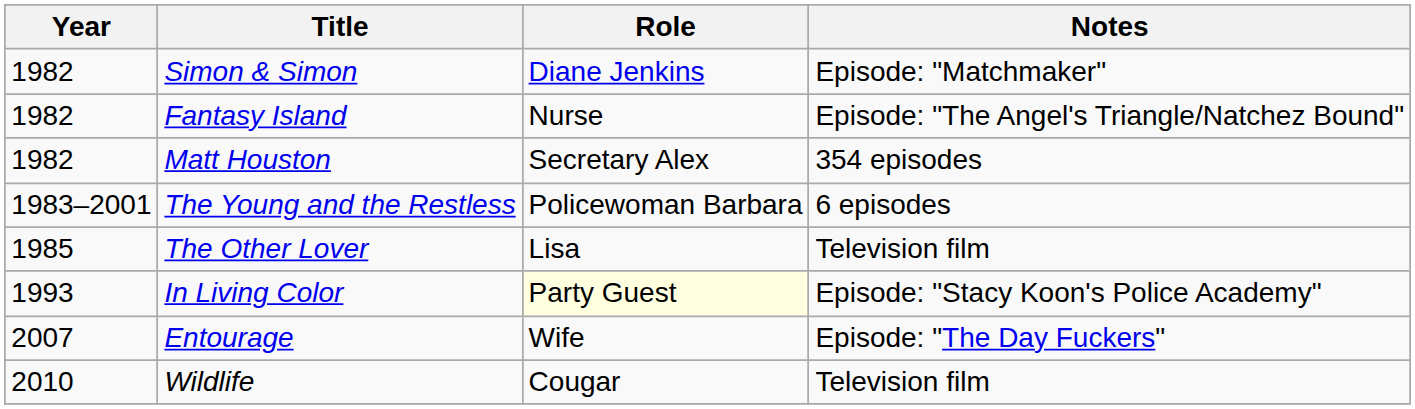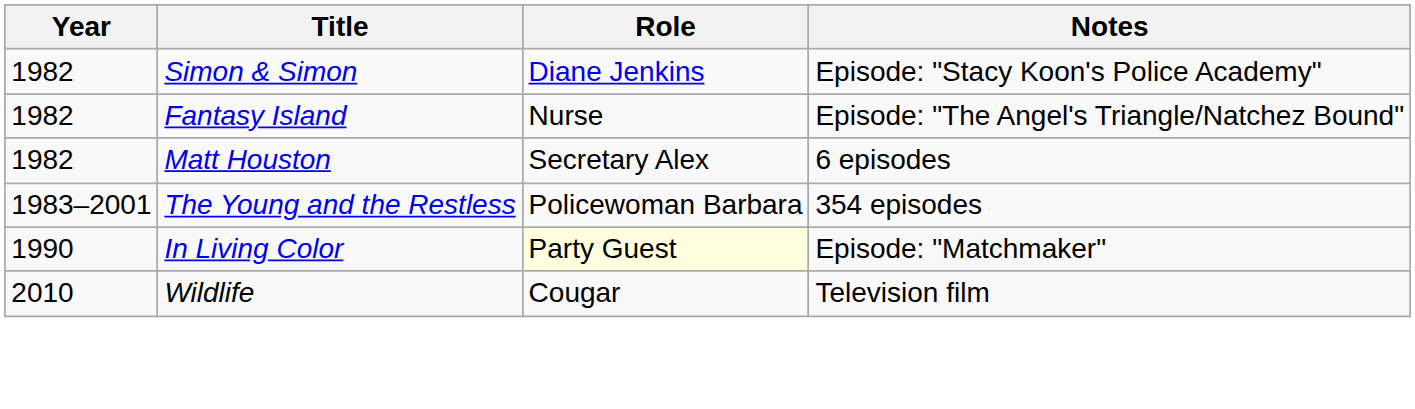(961, 71) Episode: "Matchmaker" -> (1069, 71) Episode: "Stacy Koon's Police Academy"
(899, 159) 354 episodes -> (883, 159) 6 episodes
(883, 204) 6 episodes -> (899, 204) 354 episodes
- row: (266, 248)
(42, 293) 1993 -> (42, 248) 1990
(1069, 293) Episode: "Stacy Koon's Police Academy" -> (961, 248) Episode: "Matchmaker"
- row: (229, 337)
